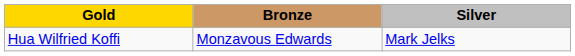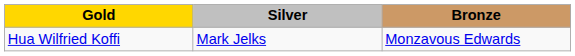columns swapped: (476, 16) <-> (288, 16)
